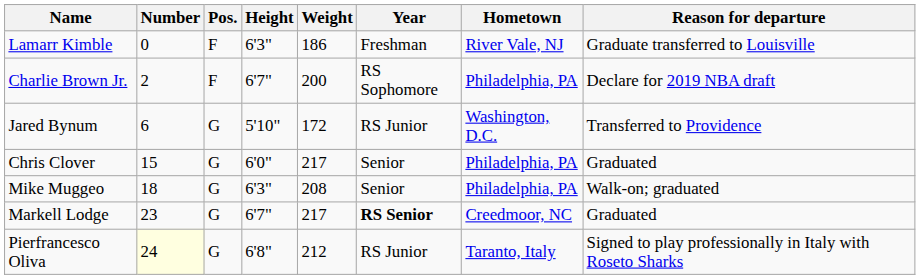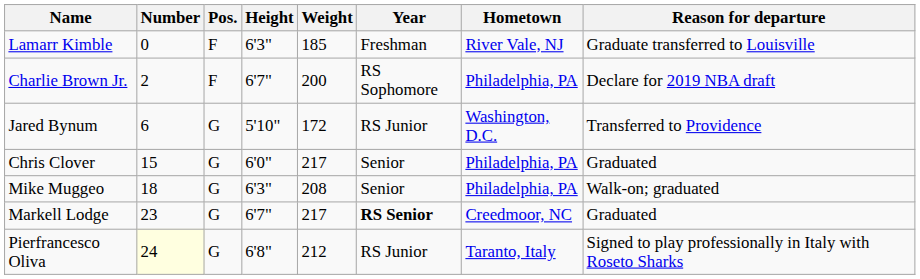(314, 44) 186 -> (314, 44) 185
